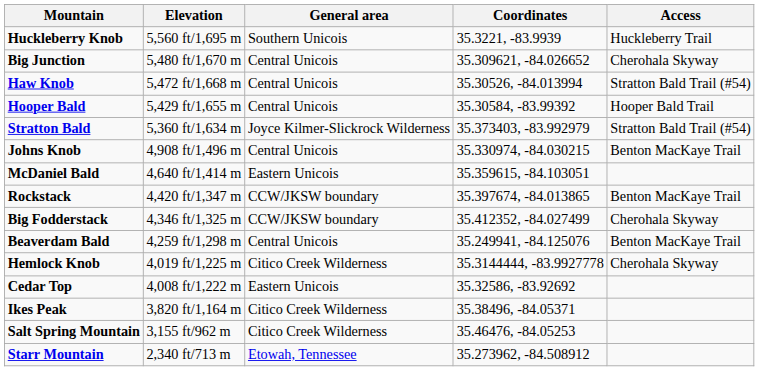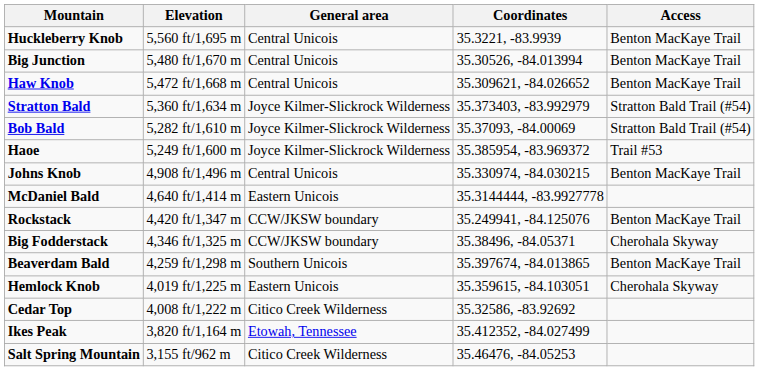(298, 38) Southern Unicois -> (293, 38) Central Unicois
(661, 38) Huckleberry Trail -> (676, 38) Benton MacKaye Trail
(523, 60) 35.309621, -84.026652 -> (520, 60) 35.30526, -84.013994
(664, 60) Cherohala Skyway -> (676, 60) Benton MacKaye Trail
(520, 83) 35.30526, -84.013994 -> (523, 83) 35.309621, -84.026652
(681, 83) Stratton Bald Trail (#54) -> (676, 83) Benton MacKaye Trail
- row: (47, 106)
+ row: (36, 128)
+ row: (24, 151)
(523, 173) 35.359615, -84.103051 -> (530, 196) 35.3144444, -83.9927778
(523, 196) 35.397674, -84.013865 -> (523, 219) 35.249941, -84.125076
(523, 219) 35.412352, -84.027499 -> (516, 241) 35.38496, -84.05371
(293, 241) Central Unicois -> (298, 264) Southern Unicois
(523, 241) 35.249941, -84.125076 -> (523, 264) 35.397674, -84.013865
(318, 264) Citico Creek Wilderness -> (293, 286) Eastern Unicois
(530, 264) 35.3144444, -83.9927778 -> (523, 286) 35.359615, -84.103051
(293, 286) Eastern Unicois -> (318, 309) Citico Creek Wilderness
(318, 309) Citico Creek Wilderness -> (302, 331) Etowah, Tennessee
(516, 309) 35.38496, -84.05371 -> (523, 331) 35.412352, -84.027499
- row: (56, 354)
